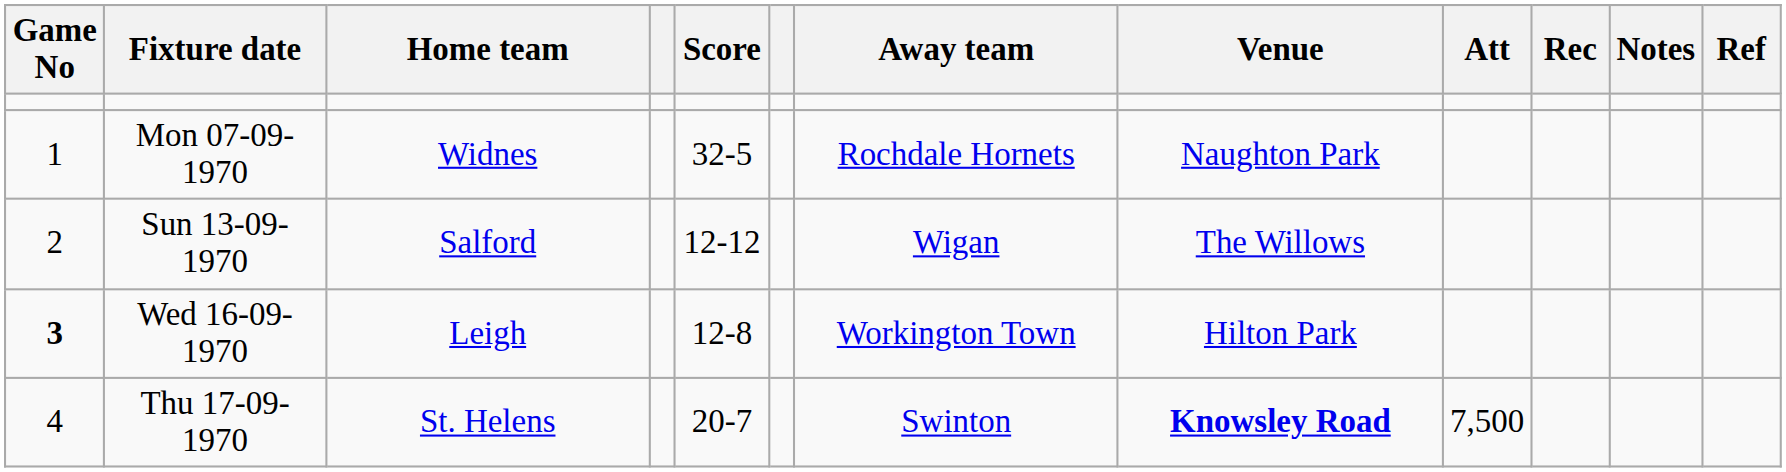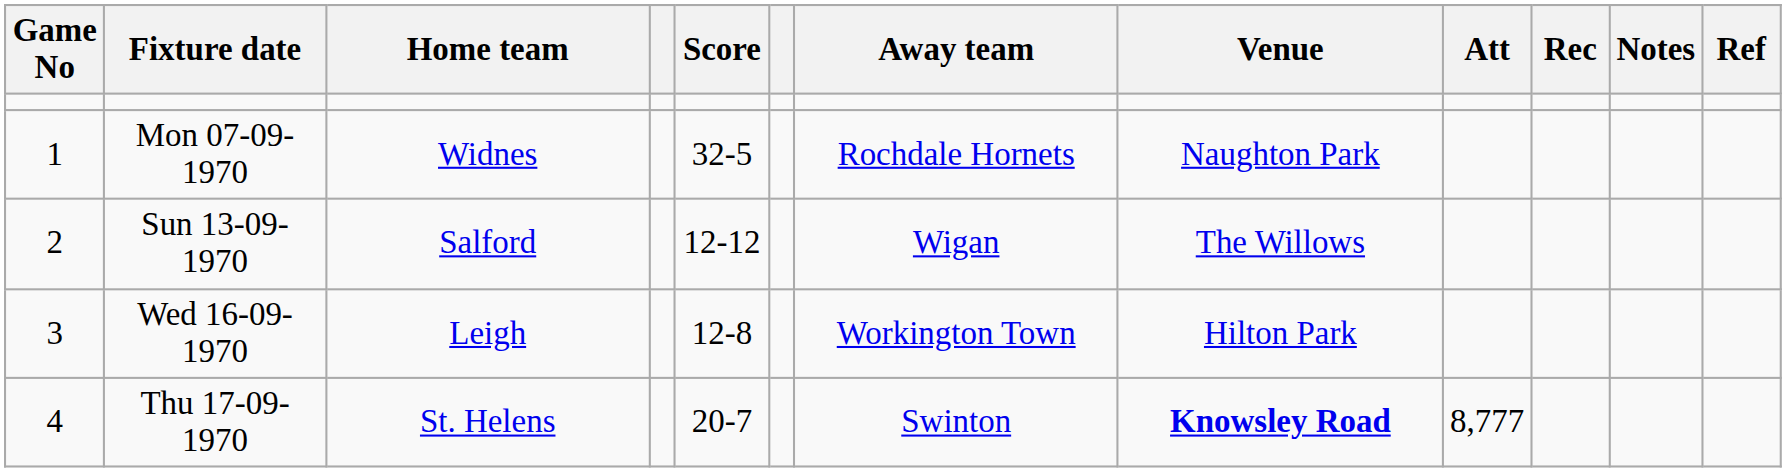(55, 332) bold -> (55, 332) normal
(1487, 421) 7,500 -> (1487, 421) 8,777
